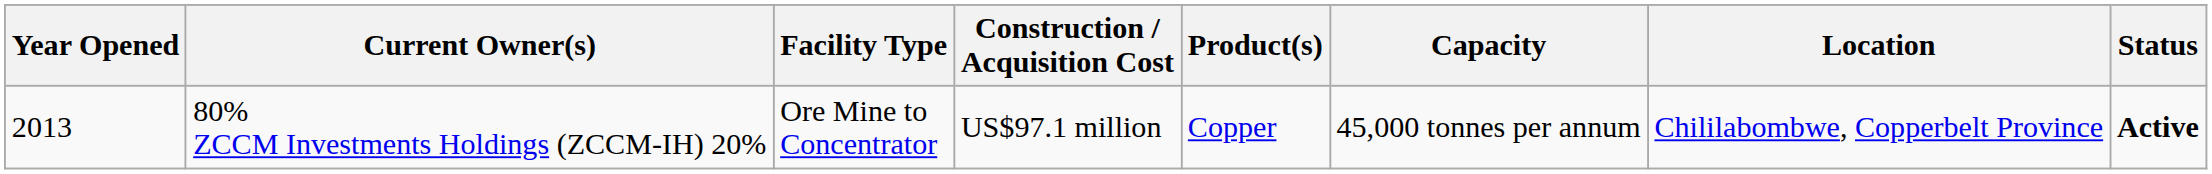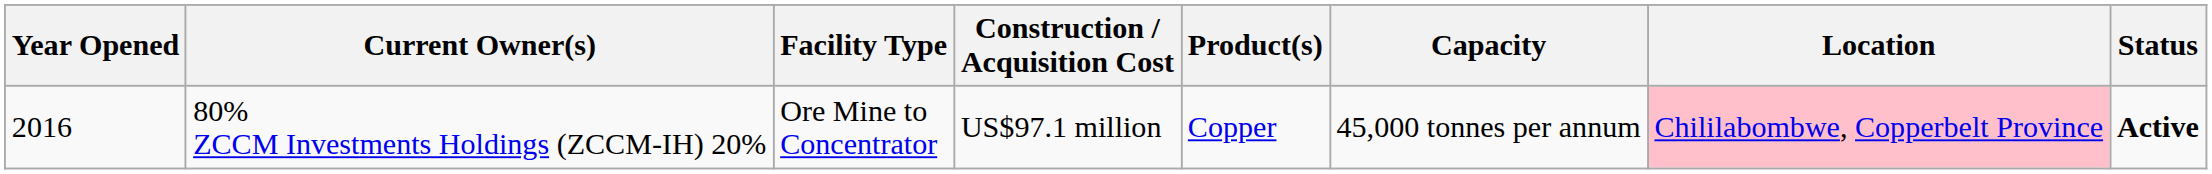(42, 126) 2013 -> (42, 126) 2016
(1879, 126) no background -> (1879, 126) pink background
